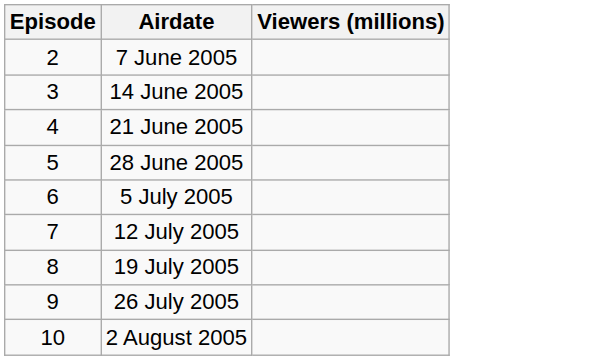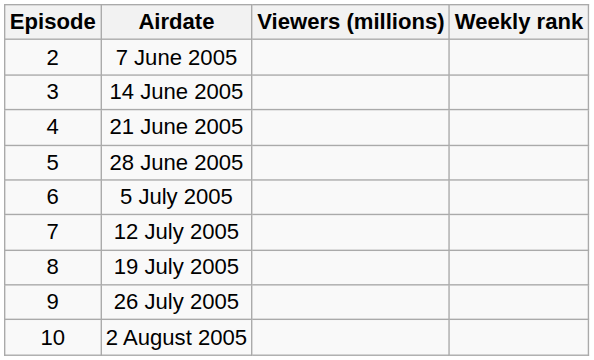+ column: (519, 22)
